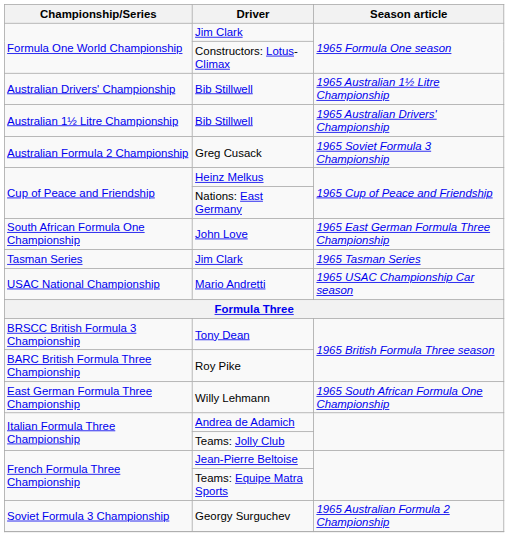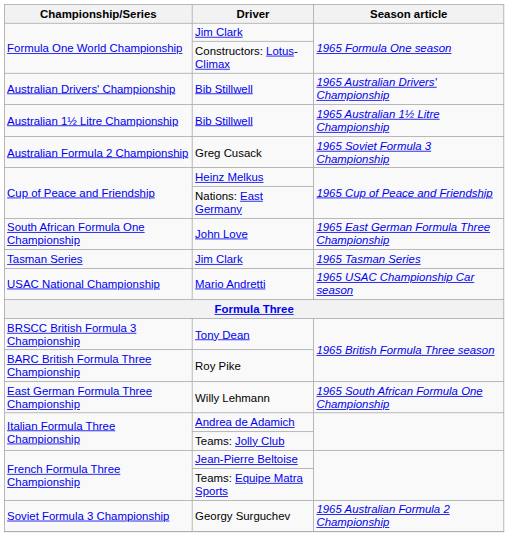(378, 89) 1965 Australian 1½ Litre Championship -> (377, 89) 1965 Australian Drivers' Championship
(377, 120) 1965 Australian Drivers' Championship -> (378, 120) 1965 Australian 1½ Litre Championship
